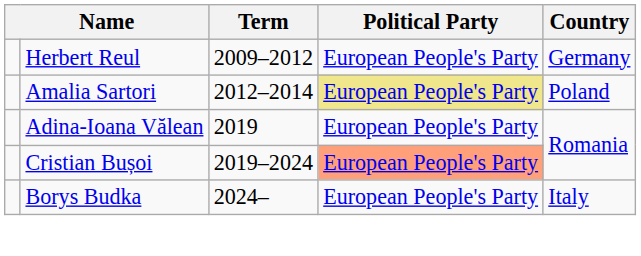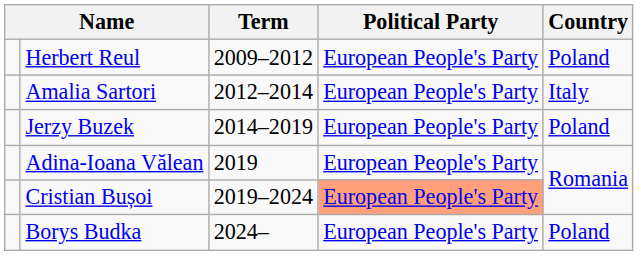(589, 57) Germany -> (579, 57) Poland
(431, 92) khaki background -> (431, 92) no background
(579, 92) Poland -> (569, 92) Italy
+ row: (80, 127)
(569, 197) Italy -> (579, 232) Poland
